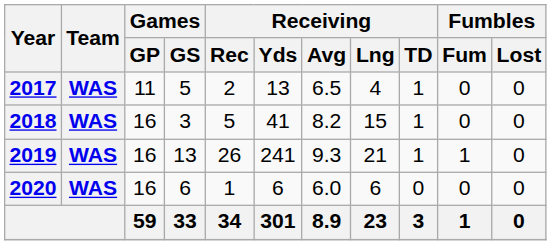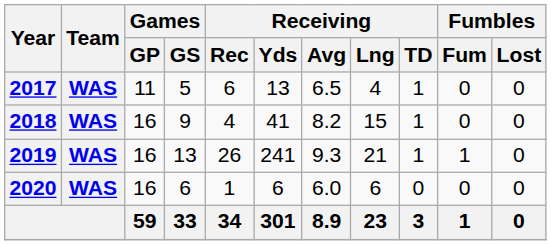(229, 88) 2 -> (229, 88) 6
(185, 121) 3 -> (185, 121) 9
(229, 121) 5 -> (229, 121) 4
